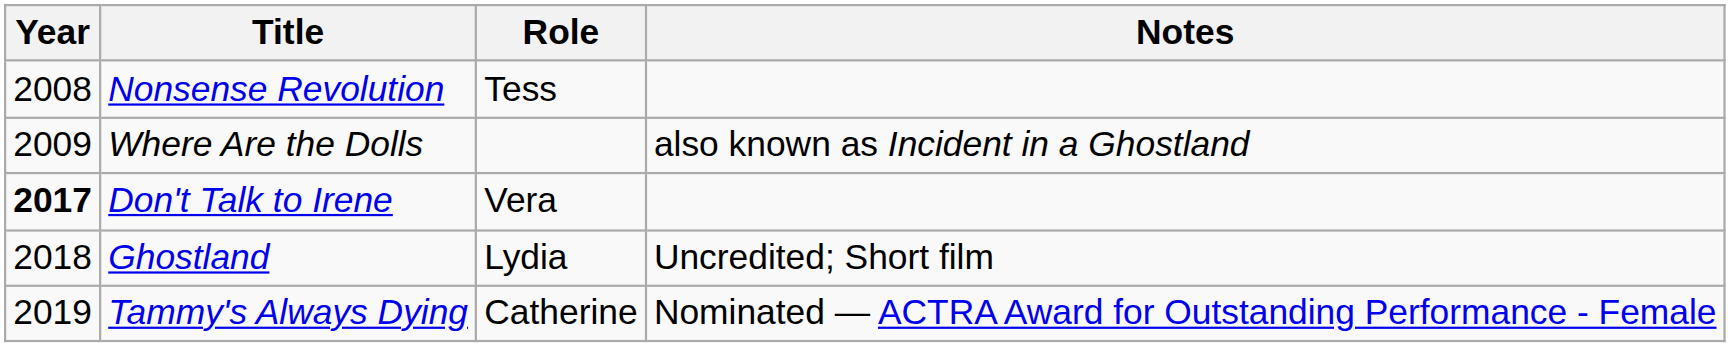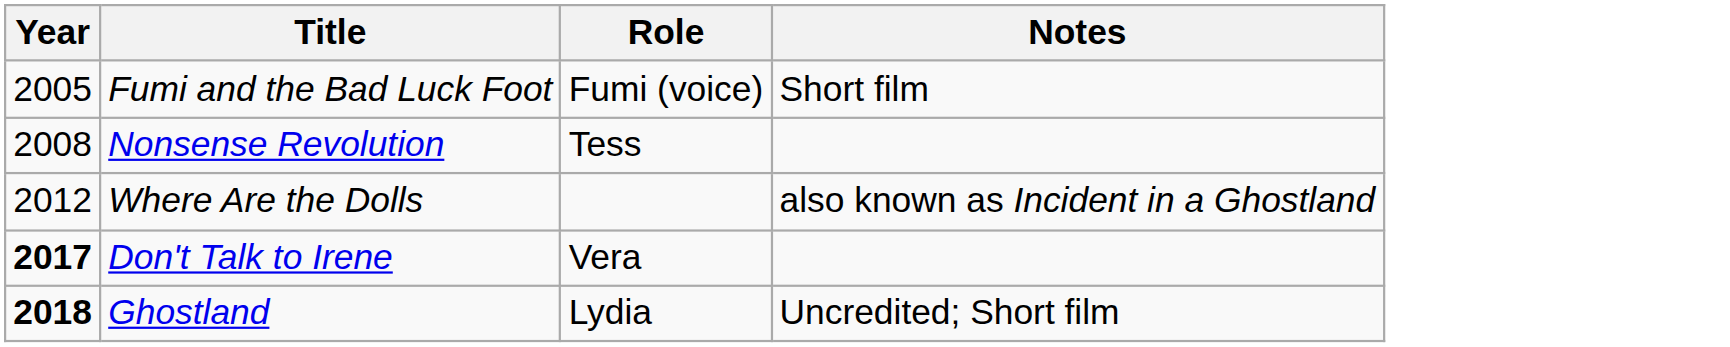+ row: (330, 88)
(53, 144) 2009 -> (53, 200) 2012
(53, 256) normal -> (53, 312) bold
- row: (288, 312)
